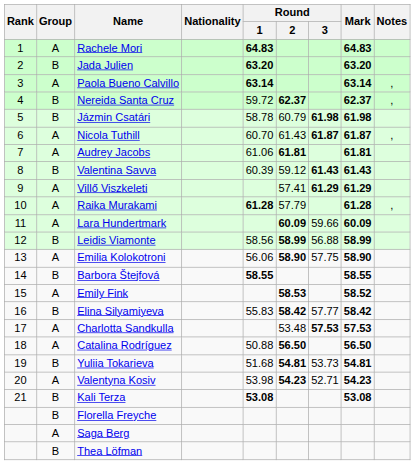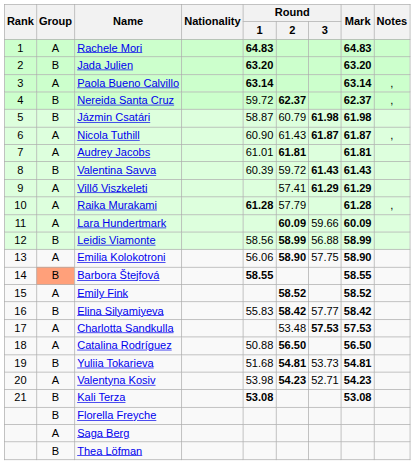(259, 118) 58.78 -> (259, 118) 58.87
(259, 135) 60.70 -> (259, 135) 60.90
(259, 153) 61.06 -> (259, 153) 61.01
(292, 170) 59.12 -> (292, 170) 59.72
(56, 275) no background -> (56, 275) lightsalmon background
(292, 293) 58.53 -> (292, 293) 58.52
